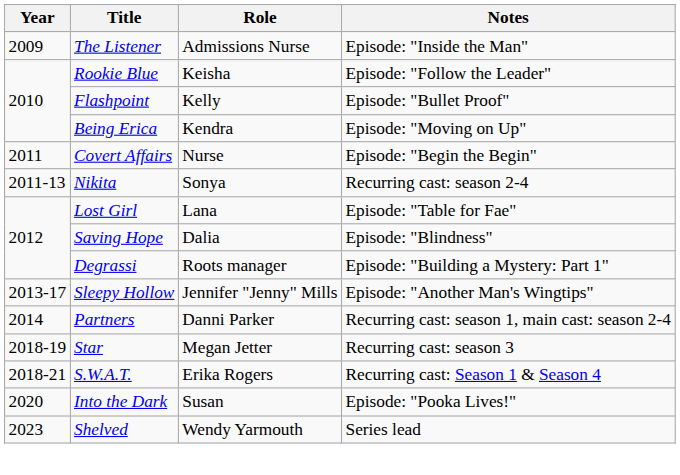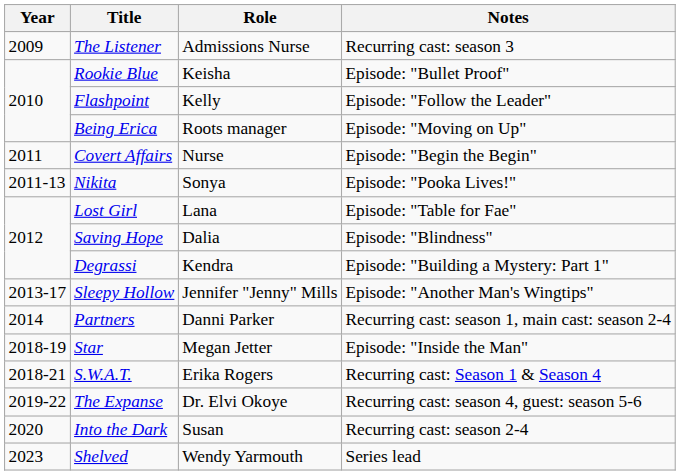(437, 45) Episode: "Inside the Man" -> (430, 45) Recurring cast: season 3
(448, 73) Episode: "Follow the Leader" -> (427, 73) Episode: "Bullet Proof"
(427, 100) Episode: "Bullet Proof" -> (448, 100) Episode: "Follow the Leader"
(208, 127) Kendra -> (234, 127) Roots manager
(437, 182) Recurring cast: season 2-4 -> (431, 182) Episode: "Pooka Lives!"
(234, 264) Roots manager -> (208, 264) Kendra
(430, 347) Recurring cast: season 3 -> (437, 347) Episode: "Inside the Man"
+ row: (118, 401)
(431, 401) Episode: "Pooka Lives!" -> (437, 429) Recurring cast: season 2-4
